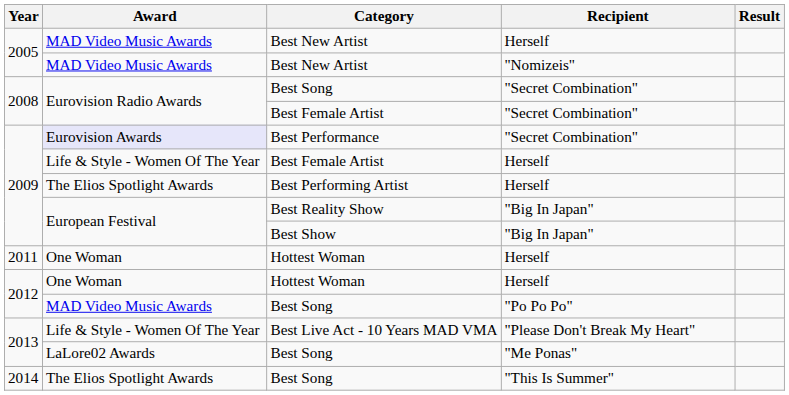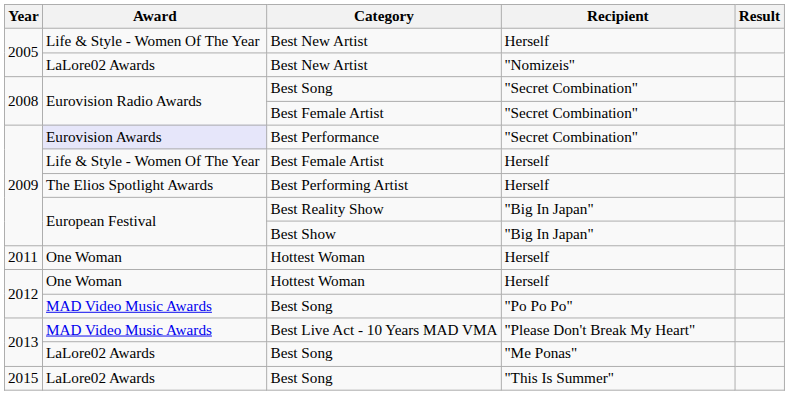(129, 40) MAD Video Music Awards -> (153, 40) Life & Style - Women Of The Year
(129, 64) MAD Video Music Awards -> (100, 64) LaLore02 Awards
(153, 329) Life & Style - Women Of The Year -> (129, 329) MAD Video Music Awards
(23, 378) 2014 -> (23, 378) 2015
(130, 378) The Elios Spotlight Awards -> (100, 378) LaLore02 Awards
